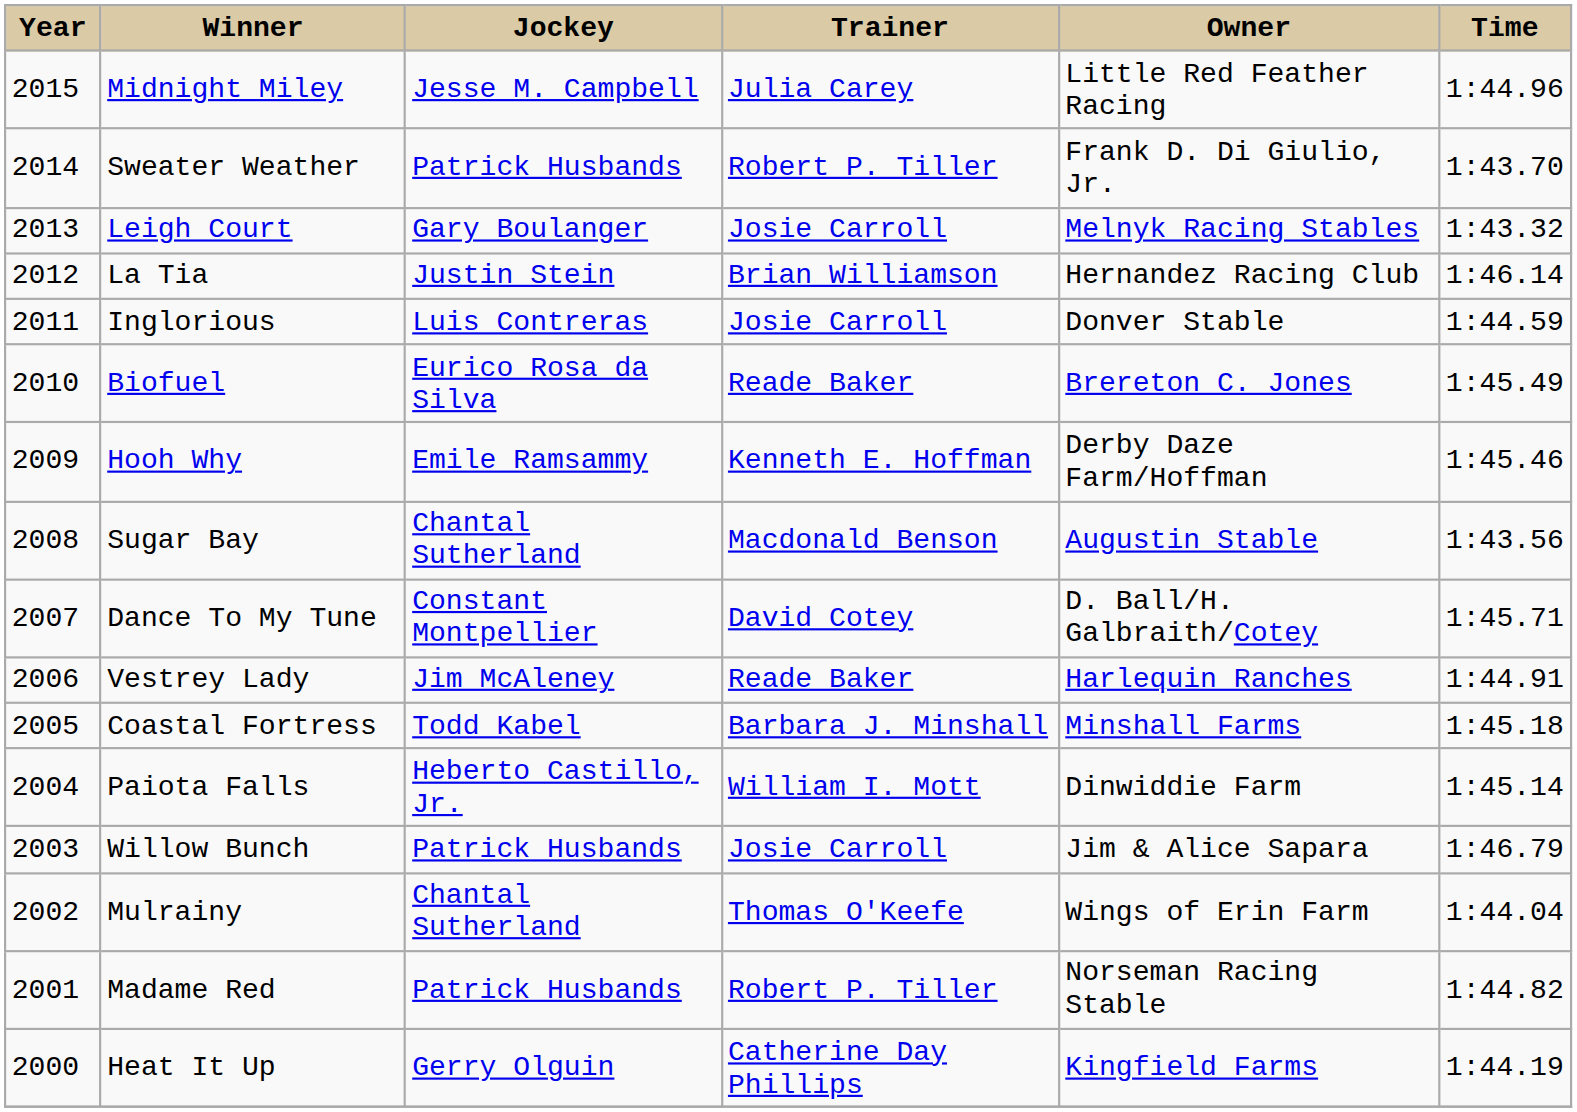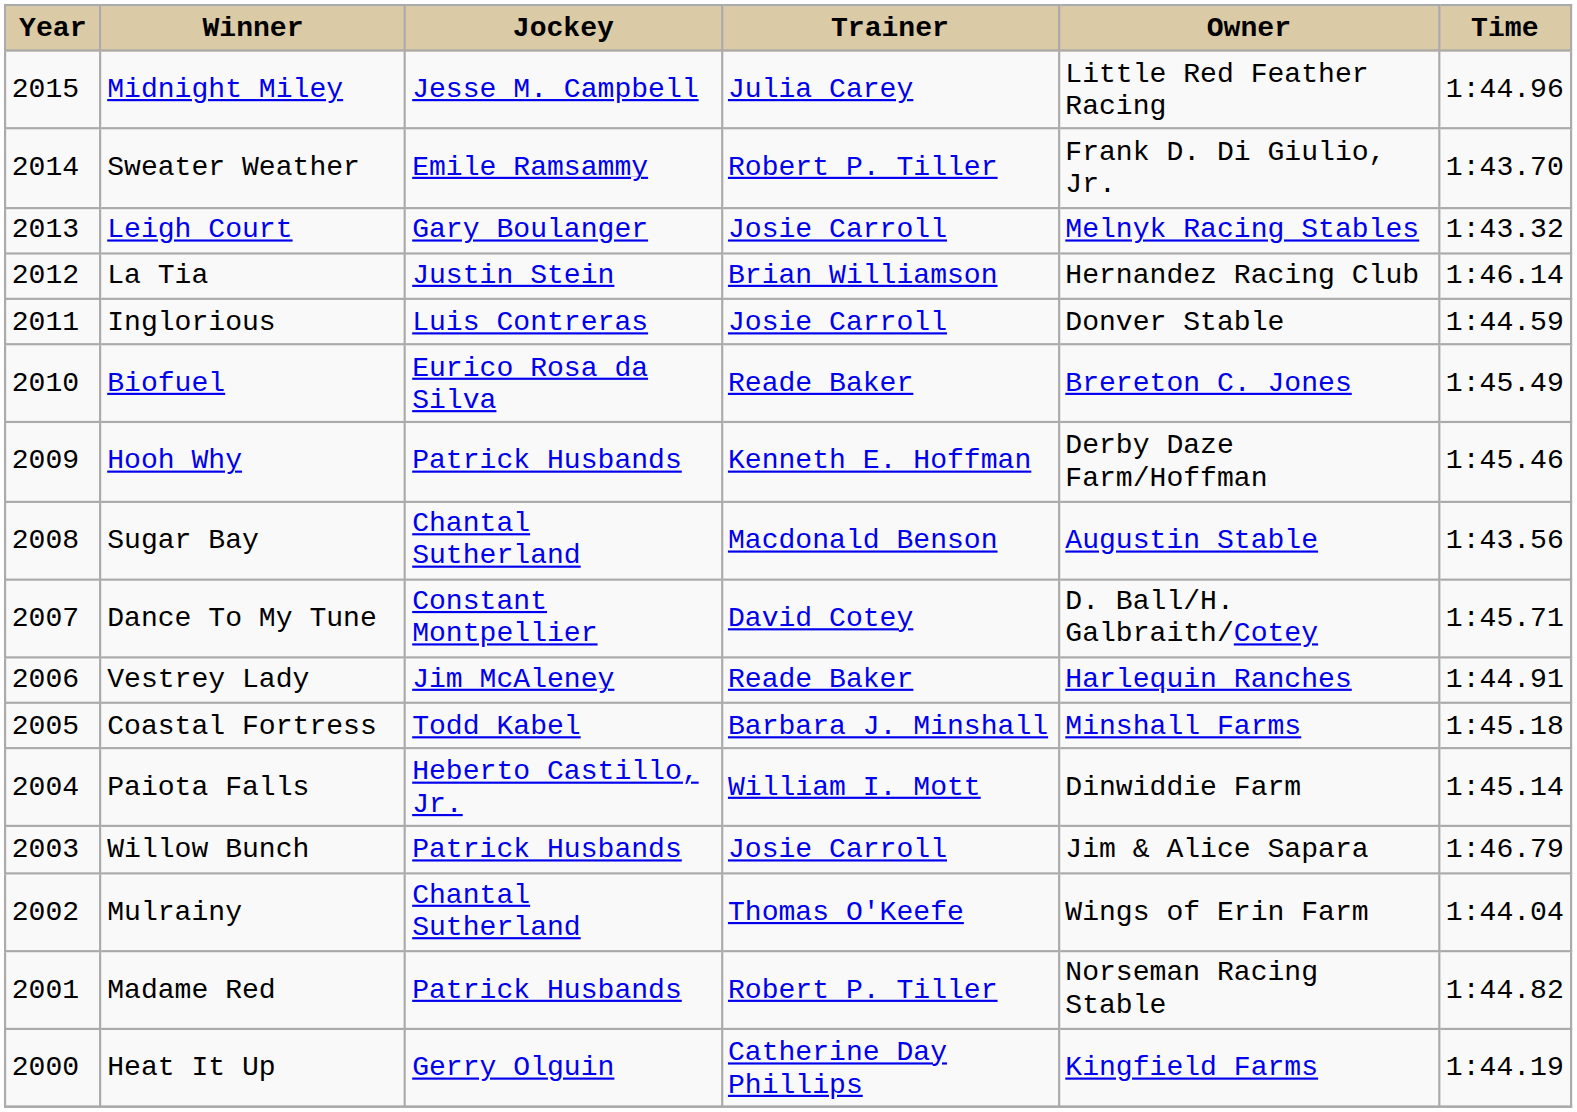(547, 168) Patrick Husbands -> (530, 168) Emile Ramsammy
(530, 462) Emile Ramsammy -> (547, 462) Patrick Husbands
